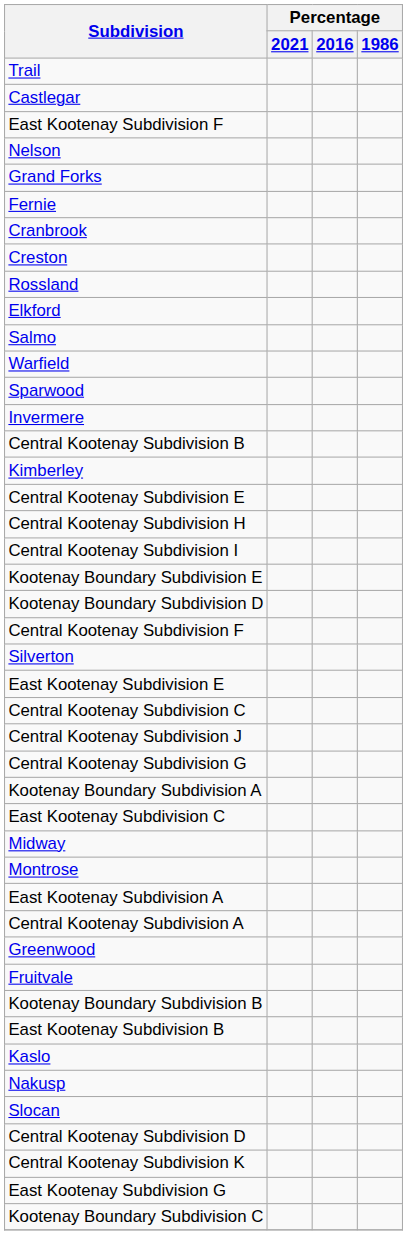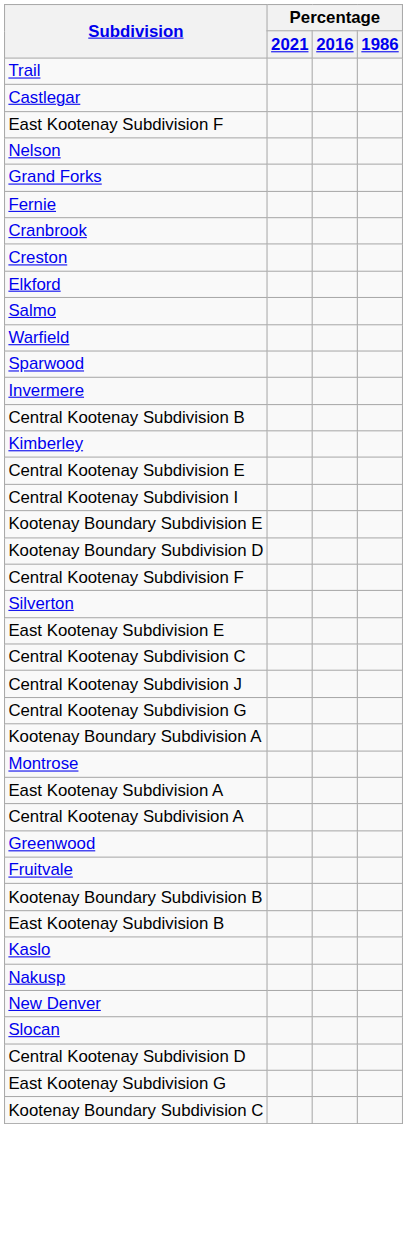- row: (43, 284)
- row: (127, 524)
- row: (117, 817)
- row: (37, 843)
+ row: (55, 1003)
- row: (127, 1163)
